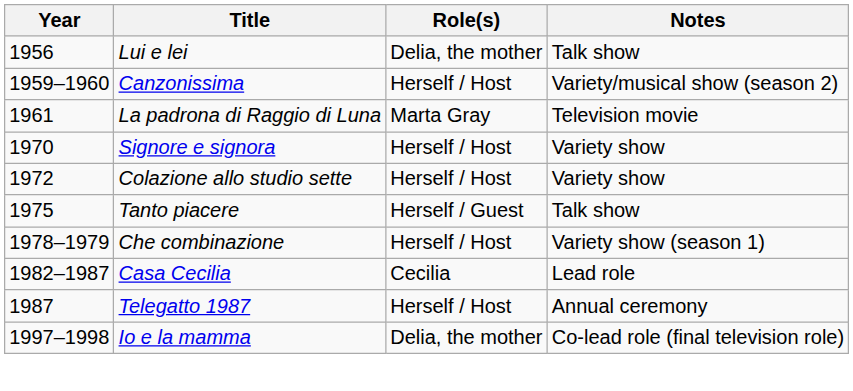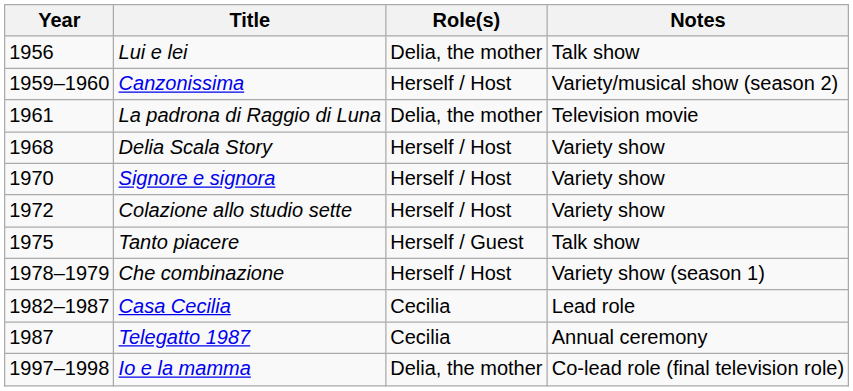(440, 115) Marta Gray -> (466, 115) Delia, the mother
+ row: (195, 147)
(451, 305) Herself / Host -> (420, 337) Cecilia
